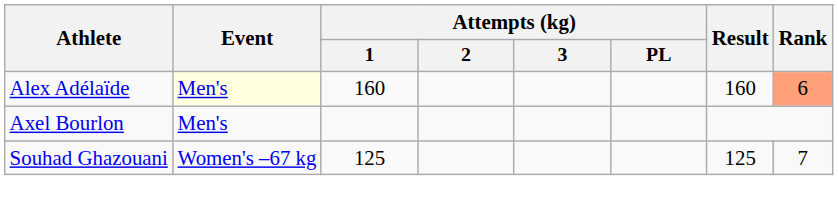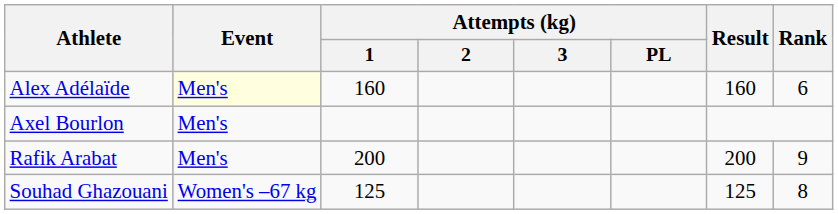(803, 89) lightsalmon background -> (803, 89) no background
+ row: (63, 158)
(803, 158) 7 -> (803, 192) 8
